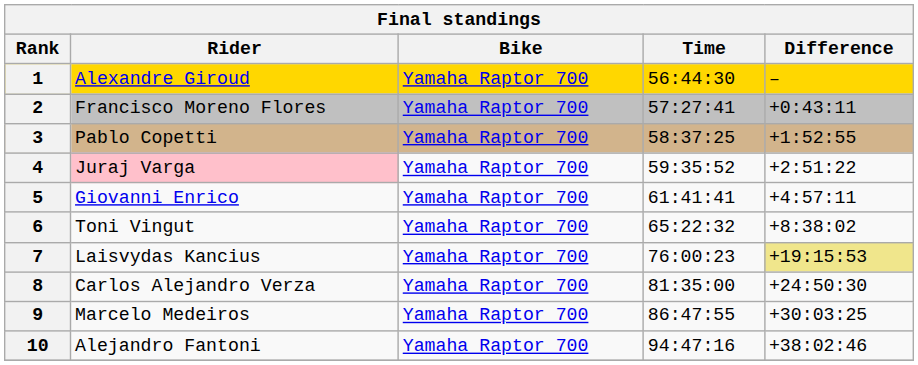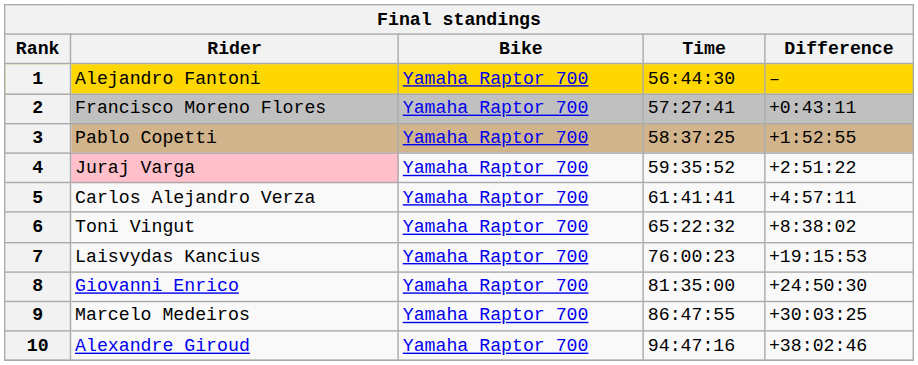(162, 79) Alexandre Giroud -> (168, 79) Alejandro Fantoni
(157, 198) Giovanni Enrico -> (195, 198) Carlos Alejandro Verza
(818, 257) khaki background -> (818, 257) no background
(195, 286) Carlos Alejandro Verza -> (157, 286) Giovanni Enrico
(168, 346) Alejandro Fantoni -> (162, 346) Alexandre Giroud
